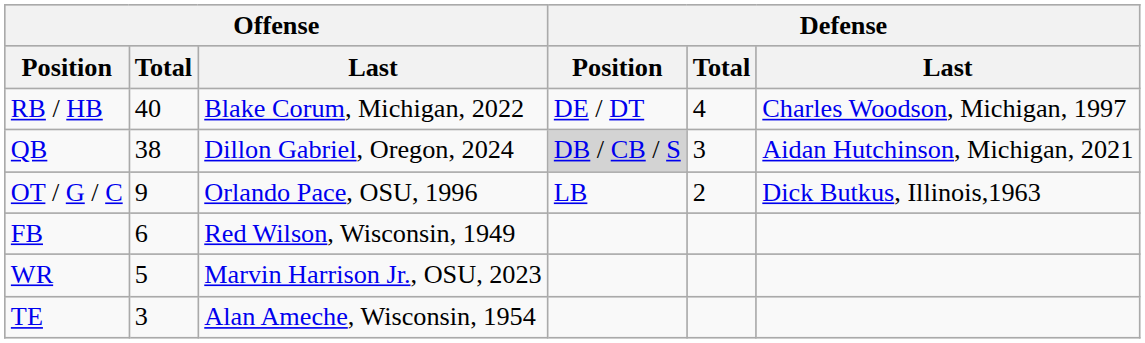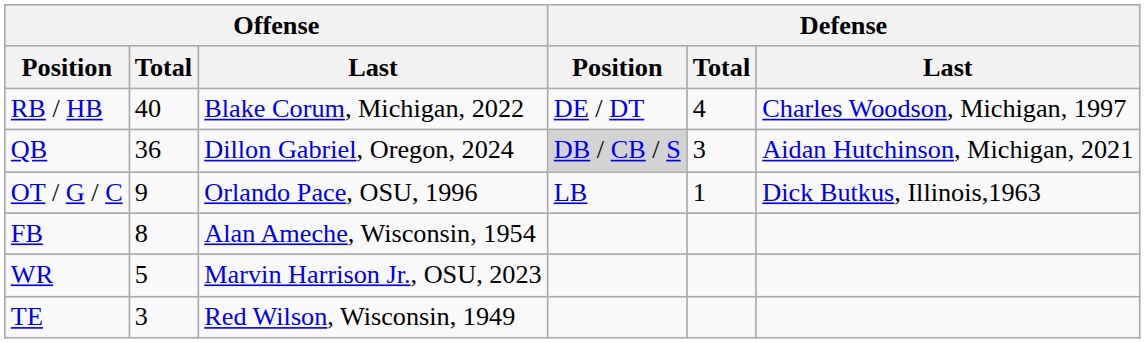(148, 150) 38 -> (148, 150) 36
(699, 191) 2 -> (699, 191) 1
(141, 233) 6 -> (141, 233) 8
(360, 233) Red Wilson, Wisconsin, 1949 -> (370, 233) Alan Ameche, Wisconsin, 1954
(370, 316) Alan Ameche, Wisconsin, 1954 -> (360, 316) Red Wilson, Wisconsin, 1949
